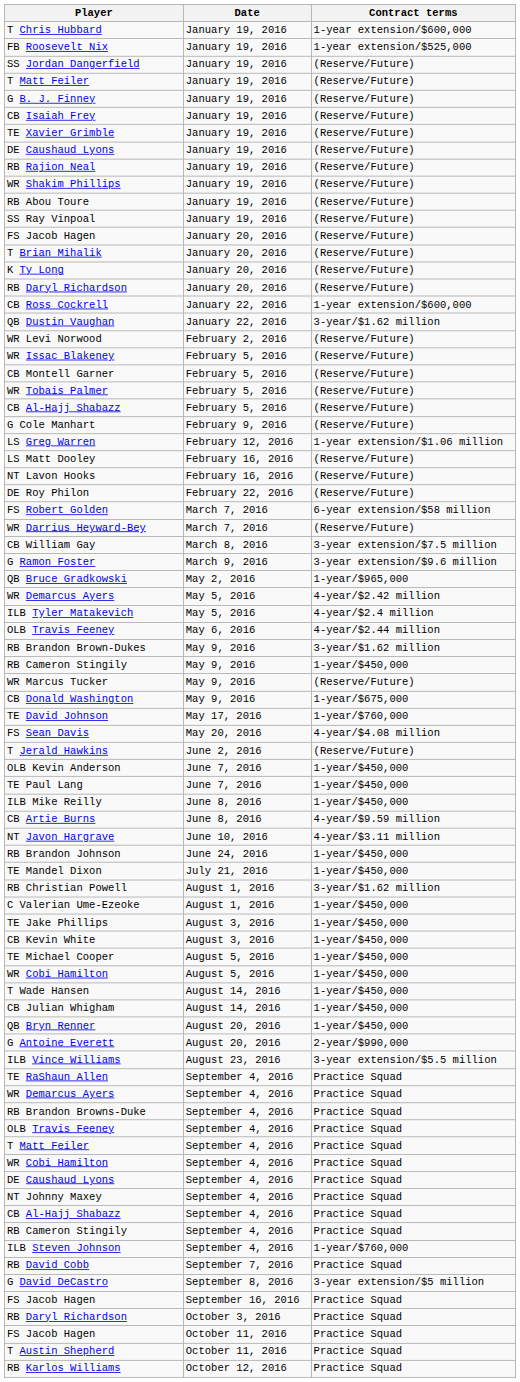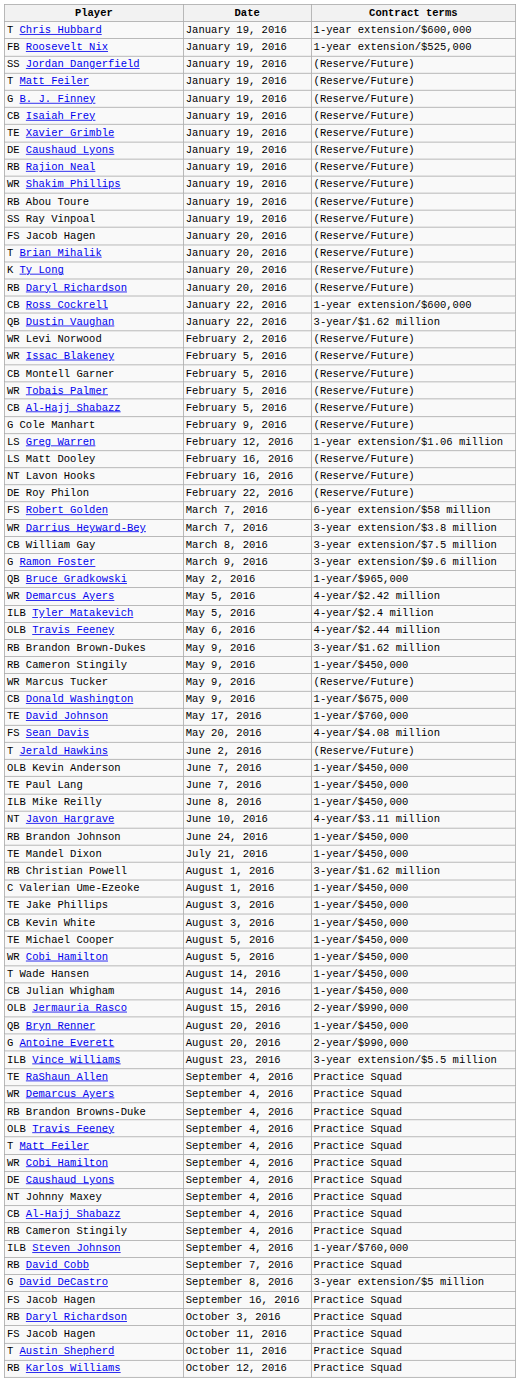(364, 528) (Reserve/Future) -> (405, 528) 3-year extension/$3.8 million
- row: (51, 820)
+ row: (67, 1008)
